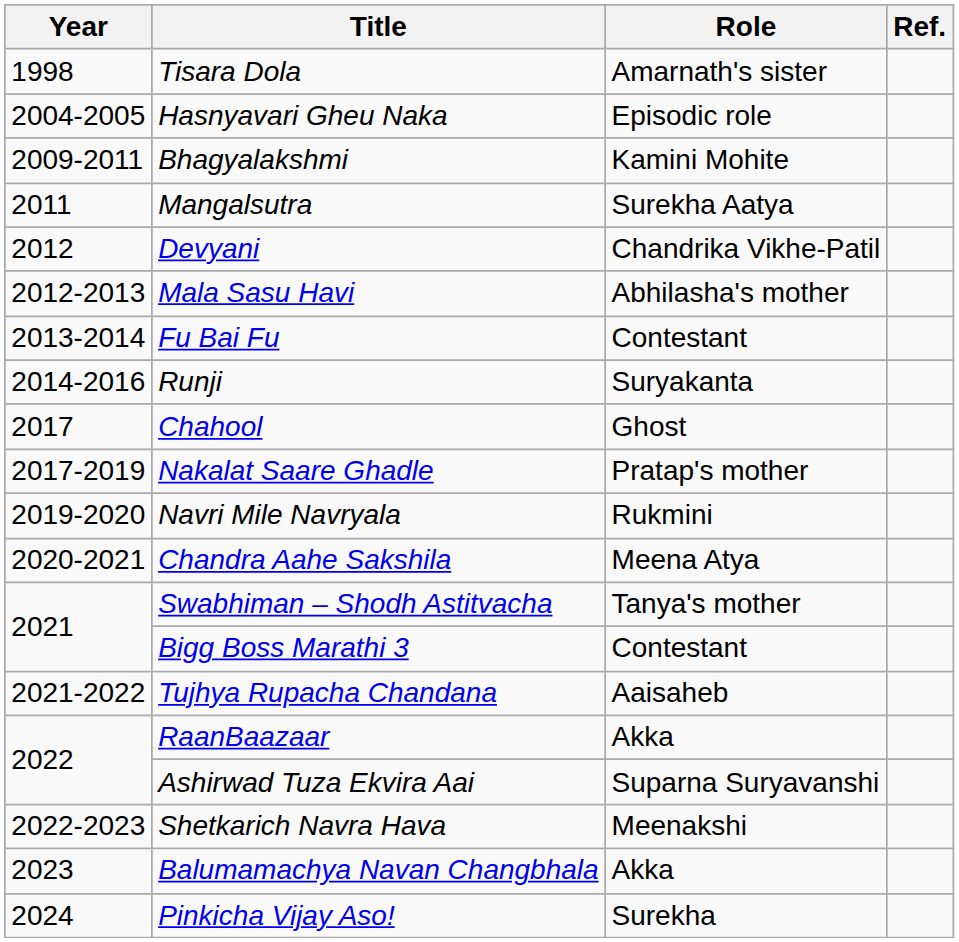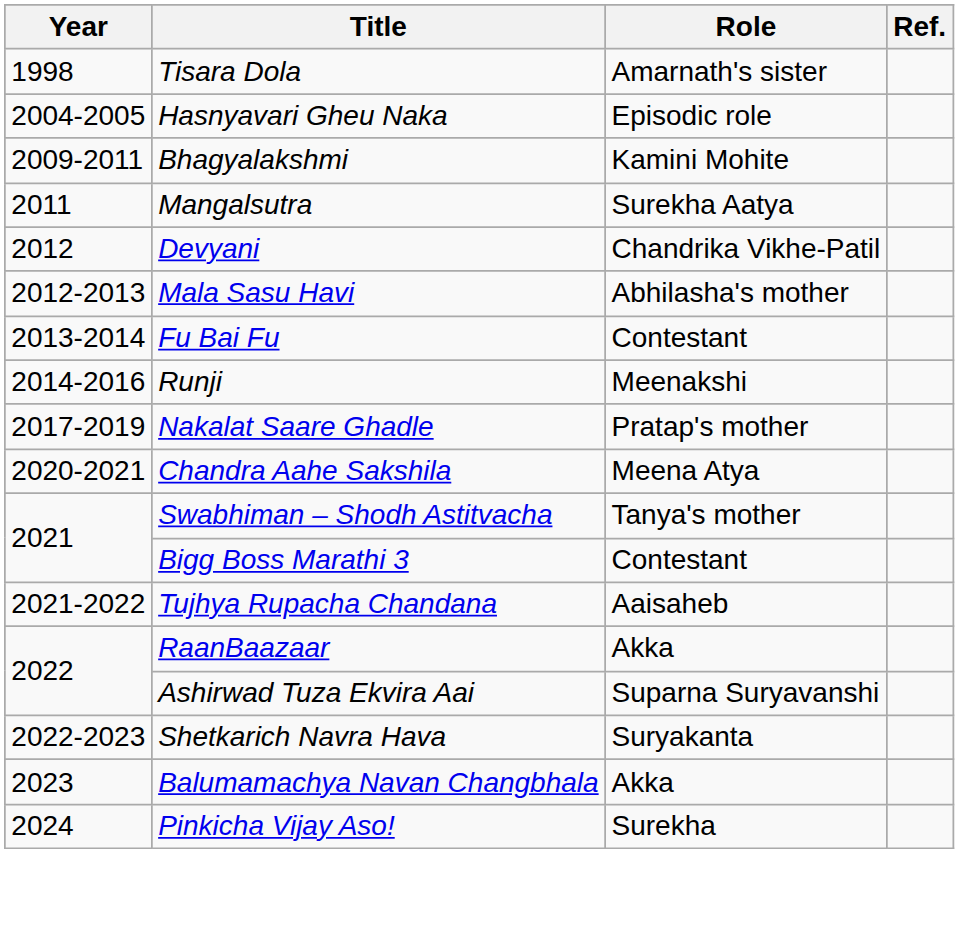(682, 381) Suryakanta -> (679, 381) Meenakshi
- row: (210, 426)
- row: (280, 515)
(679, 826) Meenakshi -> (682, 737) Suryakanta
